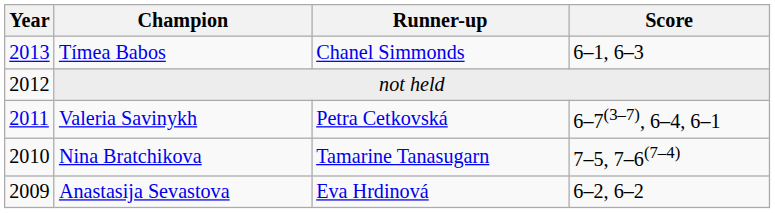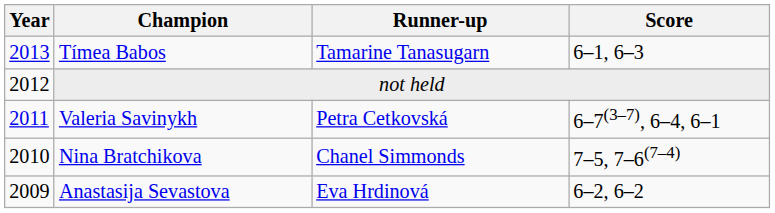(390, 52) Chanel Simmonds -> (403, 52) Tamarine Tanasugarn
(403, 156) Tamarine Tanasugarn -> (390, 156) Chanel Simmonds
